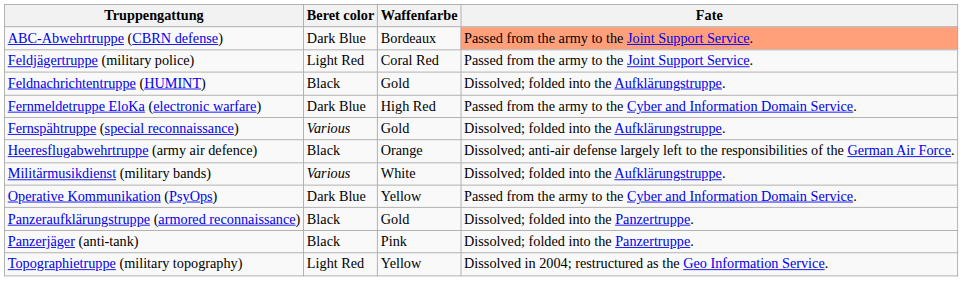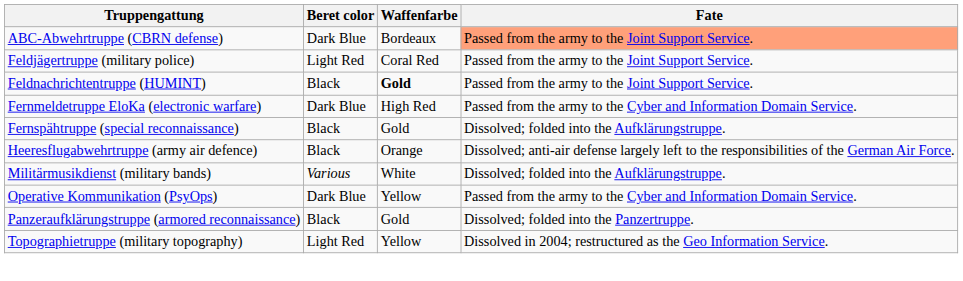(395, 83) normal -> (396, 83) bold
(595, 83) Dissolved; folded into the Aufklärungstruppe. -> (609, 83) Passed from the army to the Joint Support Service.
(329, 128) Various -> (323, 128) Black
- row: (73, 241)
